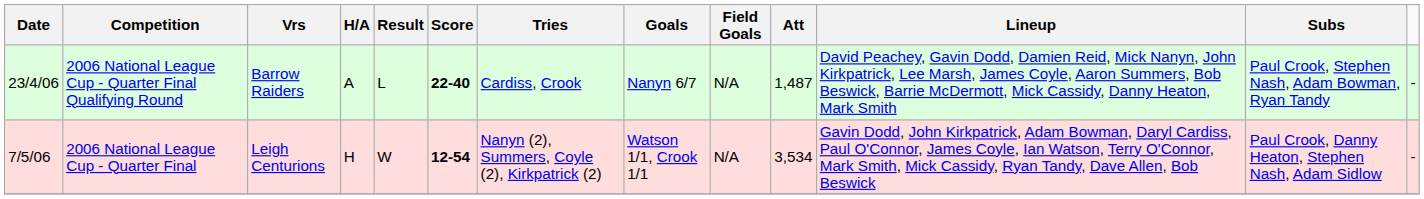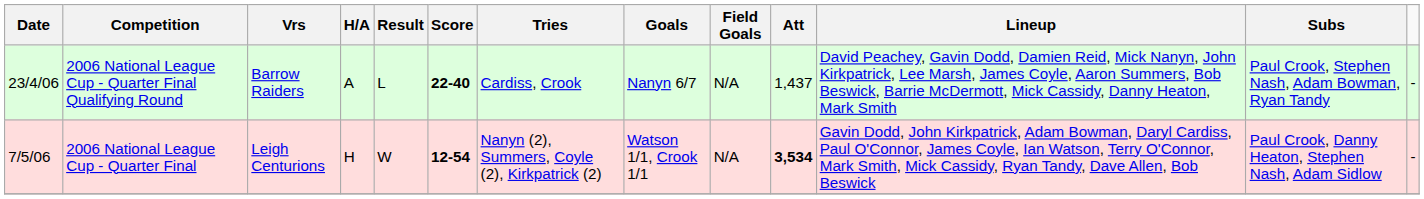(793, 82) 1,487 -> (793, 82) 1,437
(793, 157) normal -> (793, 157) bold
